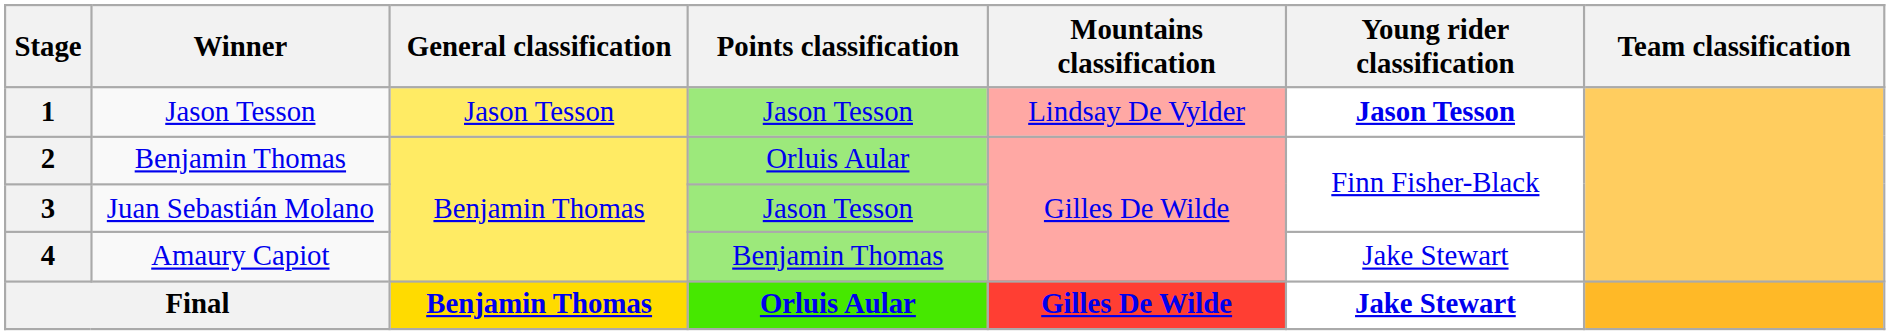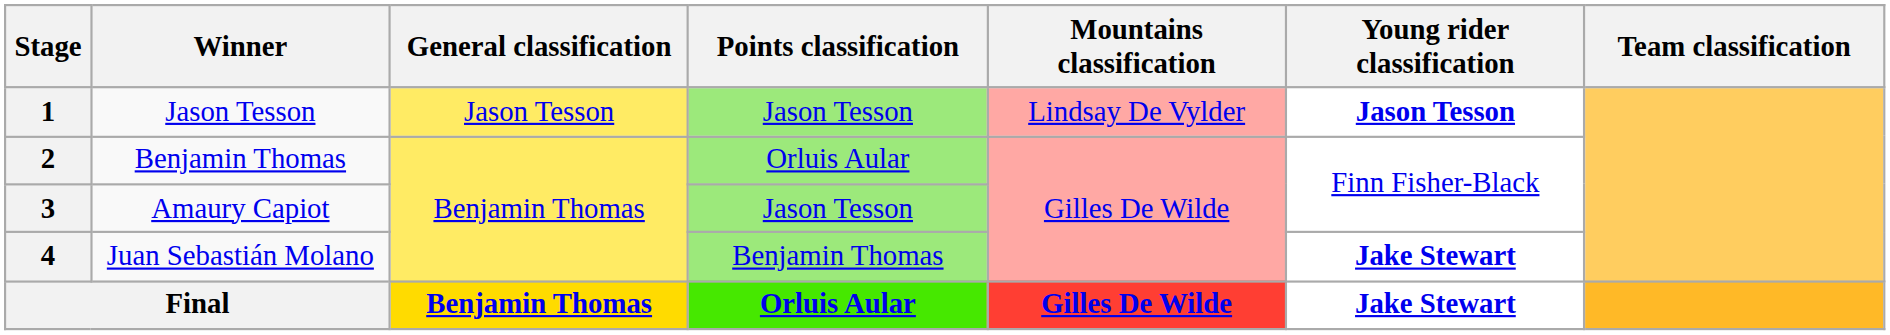(240, 208) Juan Sebastián Molano -> (240, 208) Amaury Capiot
(240, 256) Amaury Capiot -> (240, 256) Juan Sebastián Molano
(1435, 256) normal -> (1435, 256) bold
